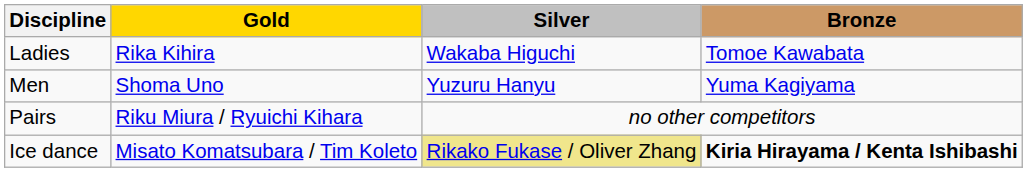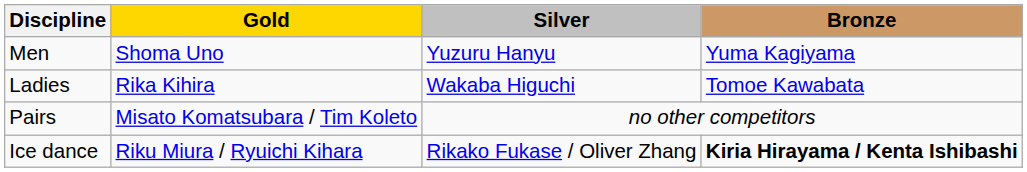rows swapped: (29, 85) <-> (40, 53)
(239, 118) Riku Miura / Ryuichi Kihara -> (266, 118) Misato Komatsubara / Tim Koleto
(266, 150) Misato Komatsubara / Tim Koleto -> (239, 150) Riku Miura / Ryuichi Kihara
(562, 150) khaki background -> (562, 150) no background
